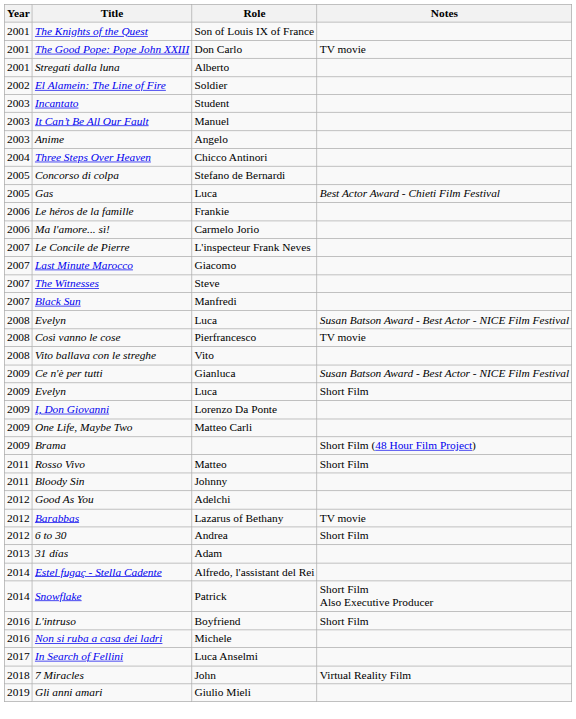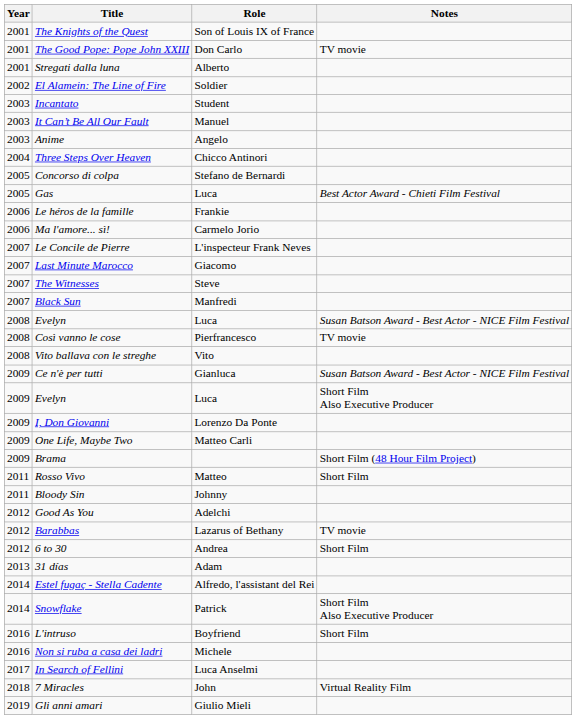(344, 391) Short Film -> (376, 398) Short Film Also Executive Producer
